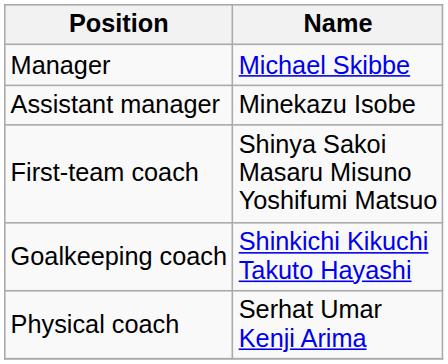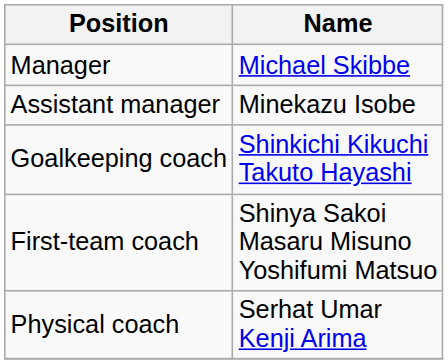rows swapped: (105, 173) <-> (119, 256)
